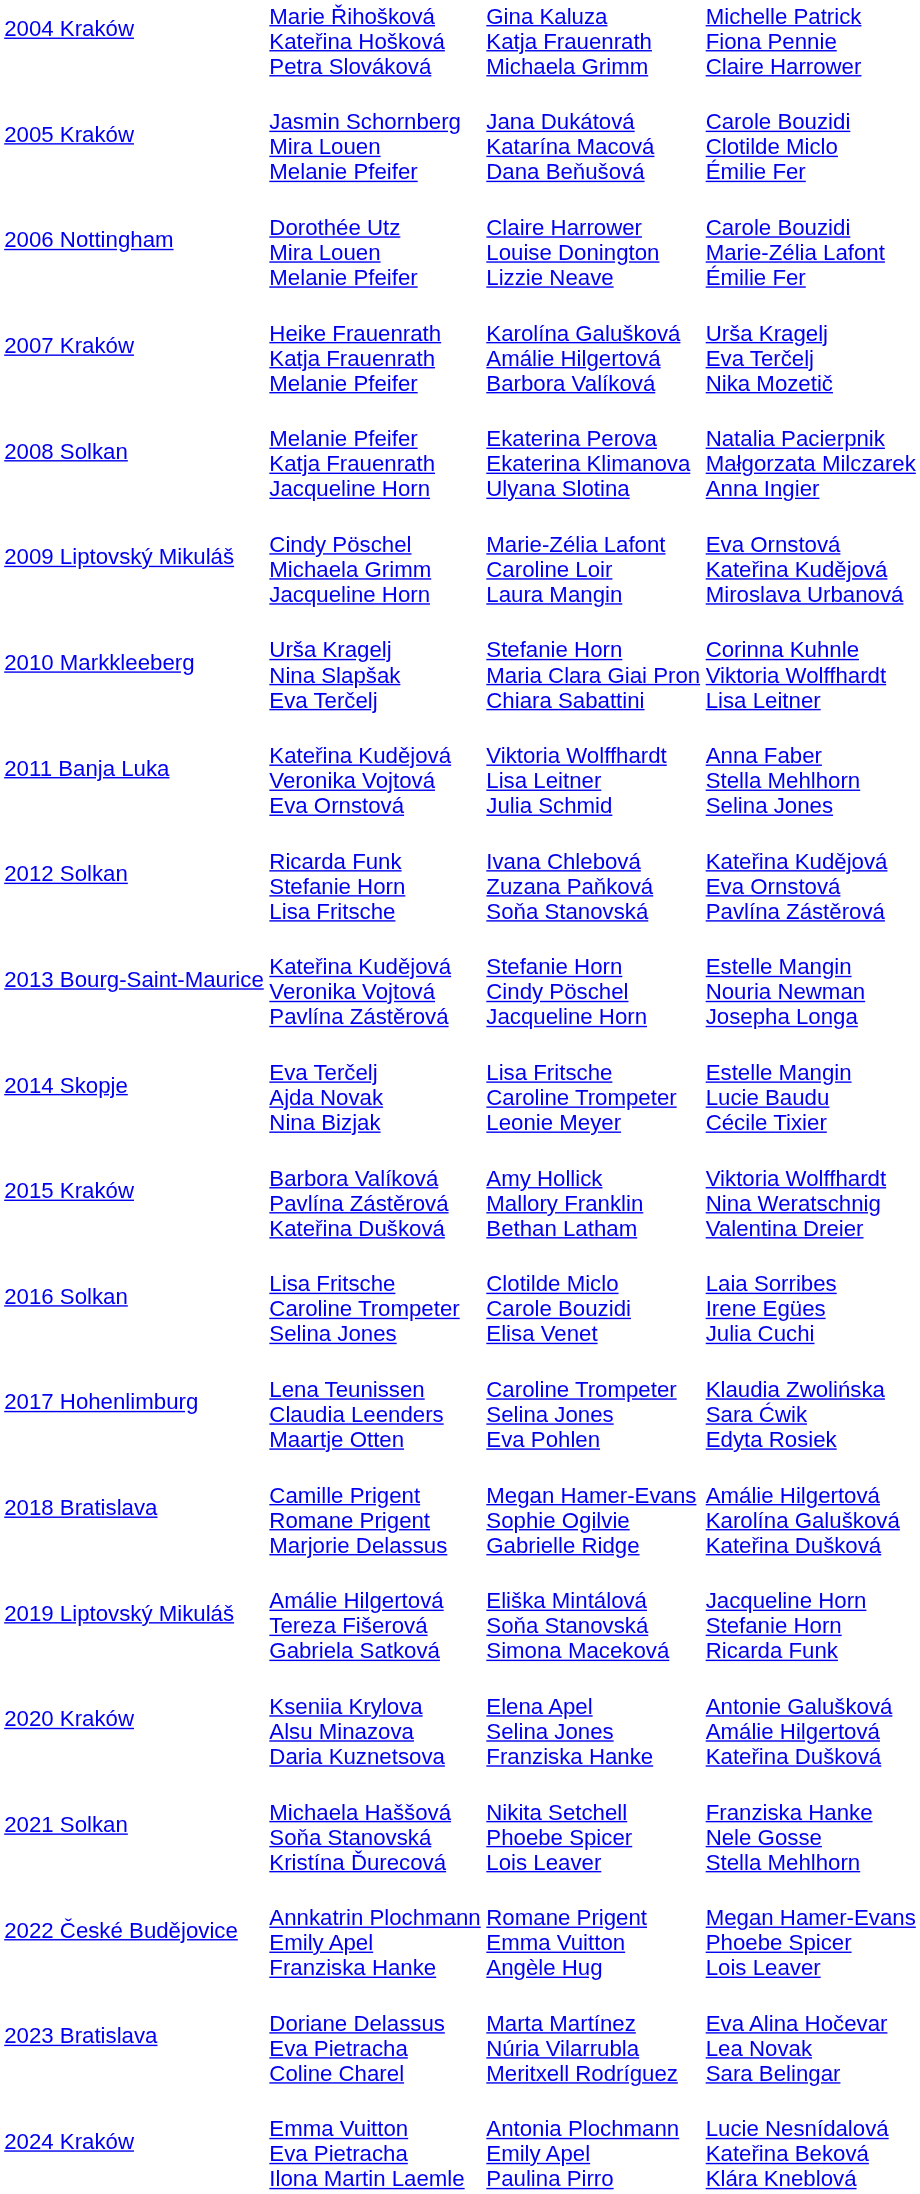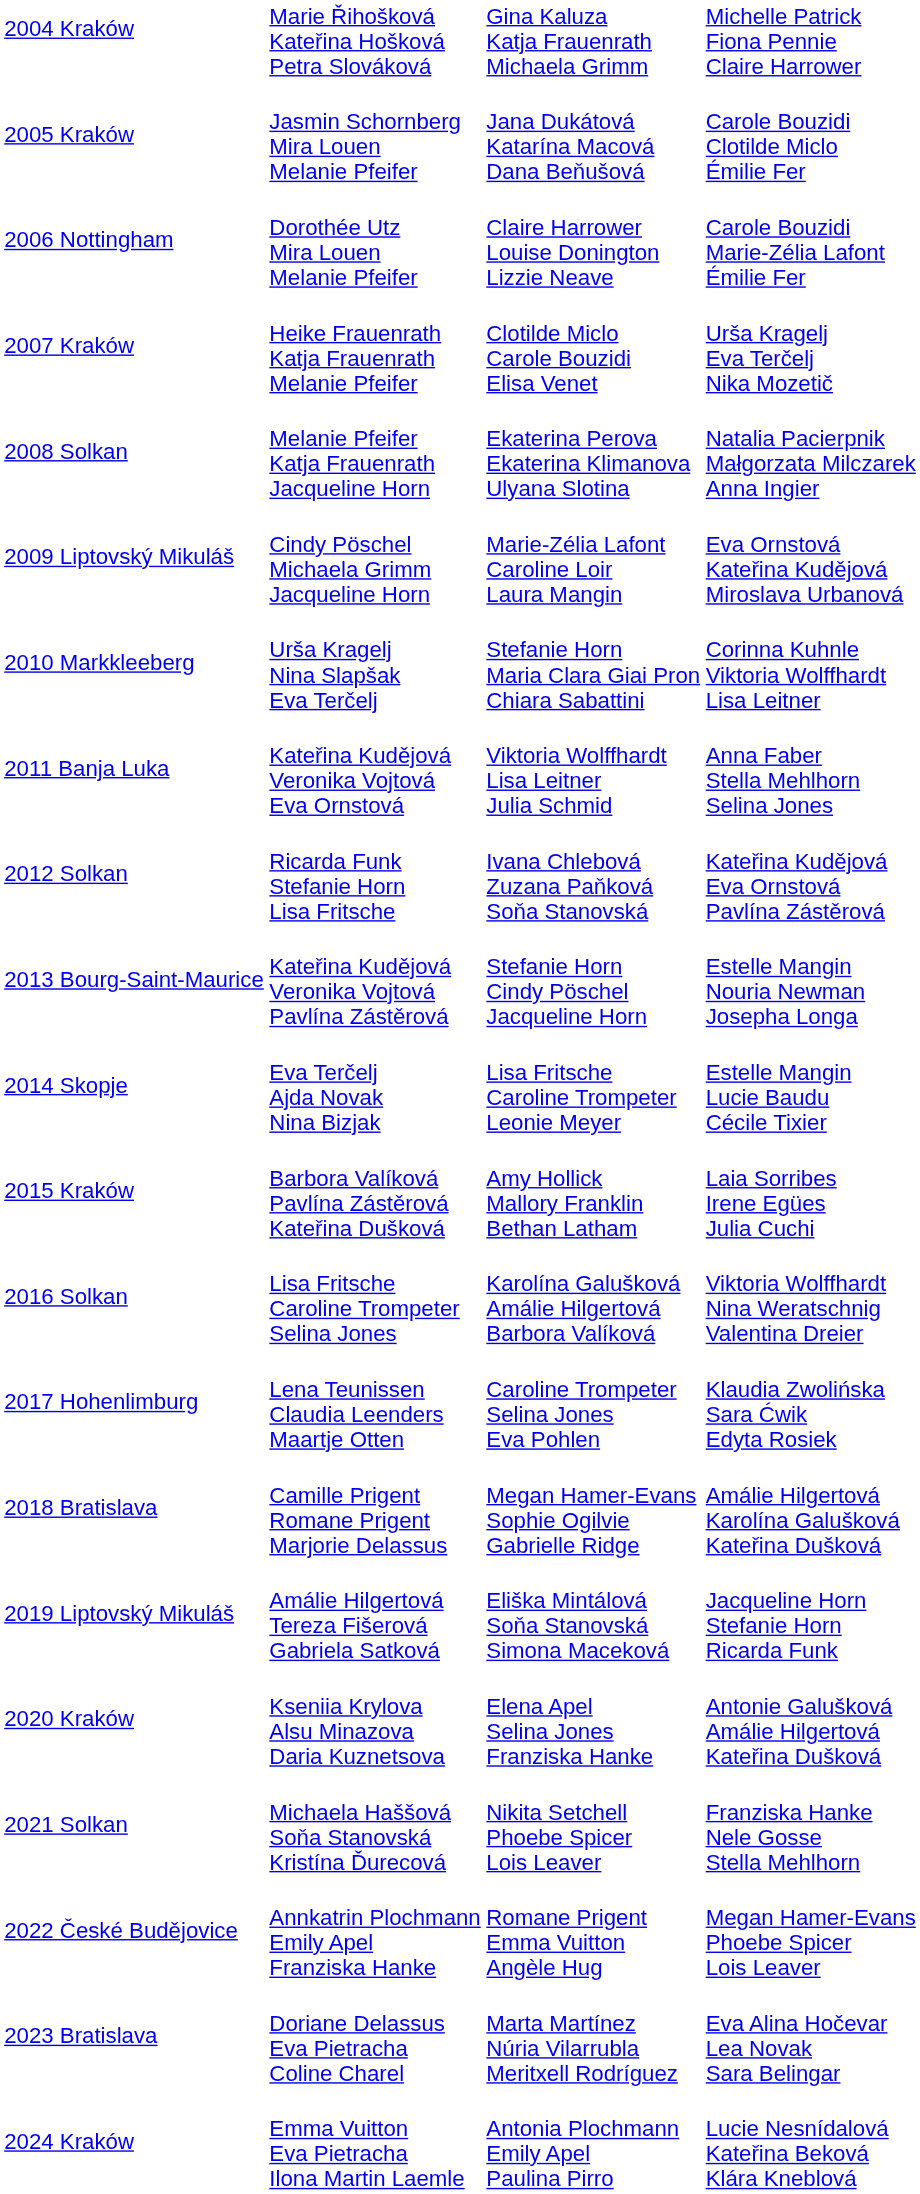(583, 358) Karolína Galušková Amálie Hilgertová Barbora Valíková -> (559, 358) Clotilde Miclo Carole Bouzidi Elisa Venet
(796, 1203) Viktoria Wolffhardt Nina Weratschnig Valentina Dreier -> (771, 1203) Laia Sorribes Irene Egües Julia Cuchi
(559, 1309) Clotilde Miclo Carole Bouzidi Elisa Venet -> (583, 1309) Karolína Galušková Amálie Hilgertová Barbora Valíková
(771, 1309) Laia Sorribes Irene Egües Julia Cuchi -> (796, 1309) Viktoria Wolffhardt Nina Weratschnig Valentina Dreier
